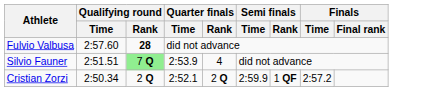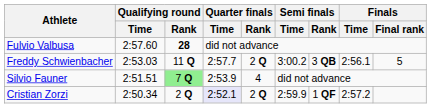+ row: (60, 62)
(183, 78) no background -> (222, 95) lavender background
